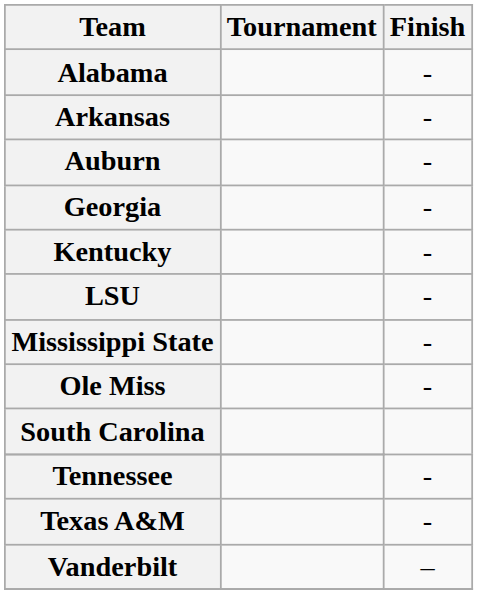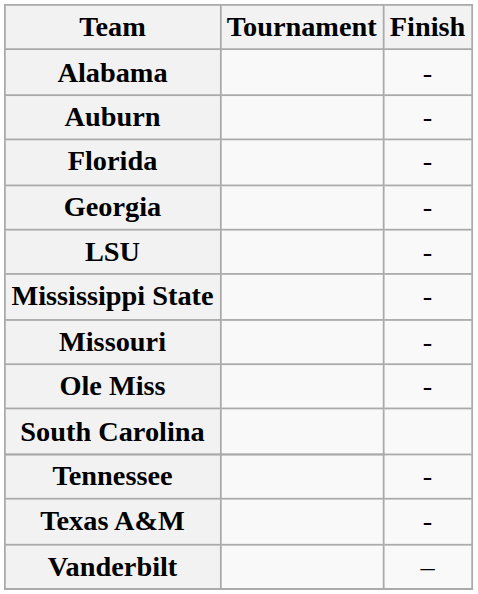- row: (113, 116)
+ row: (113, 161)
- row: (113, 251)
+ row: (113, 341)
